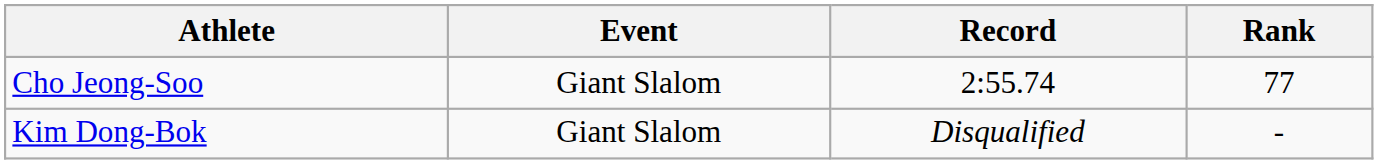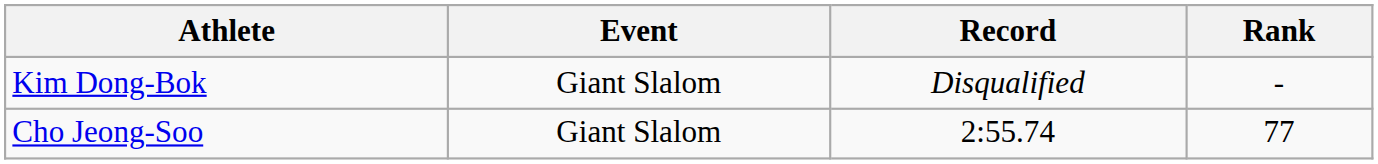rows swapped: (108, 81) <-> (110, 133)
